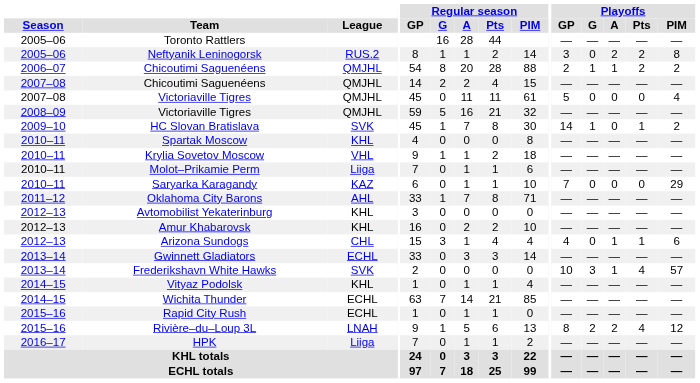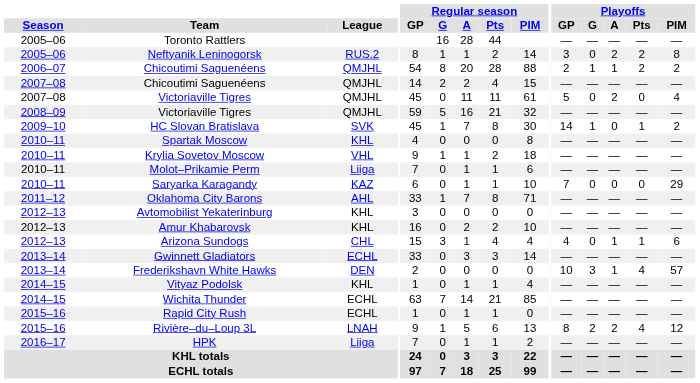(614, 97) 0 -> (614, 97) 2
(362, 270) SVK -> (362, 270) DEN
